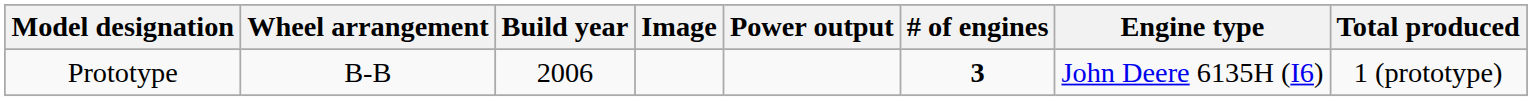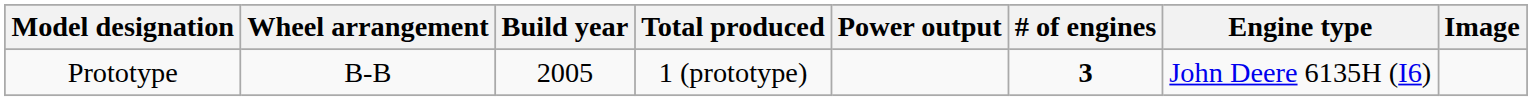columns swapped: (1428, 26) <-> (679, 26)
(565, 71) 2006 -> (565, 71) 2005
